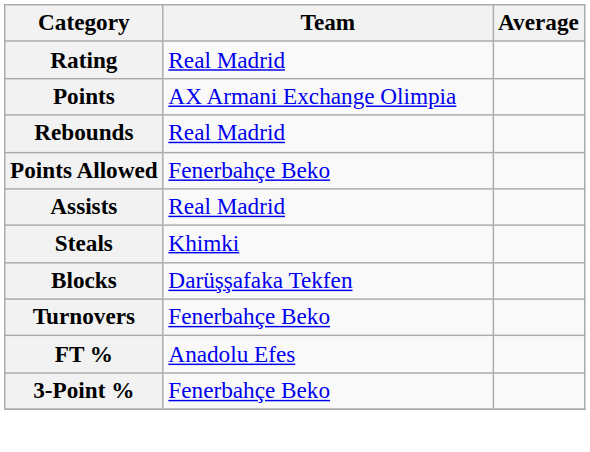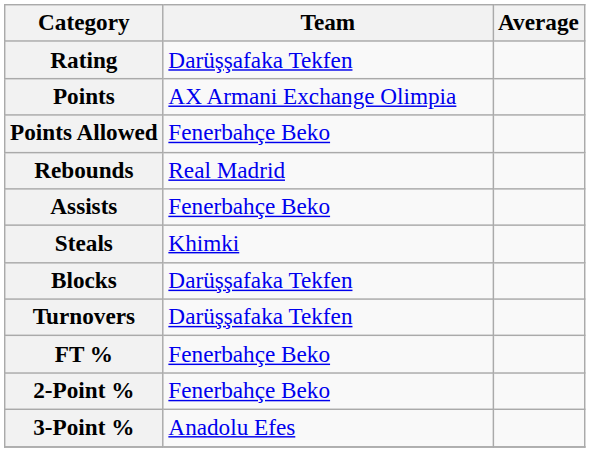(227, 59) Real Madrid -> (260, 59) Darüşşafaka Tekfen
rows swapped: (84, 170) <-> (84, 133)
(227, 206) Real Madrid -> (249, 206) Fenerbahçe Beko
(249, 317) Fenerbahçe Beko -> (260, 317) Darüşşafaka Tekfen
(232, 354) Anadolu Efes -> (249, 354) Fenerbahçe Beko
+ row: (84, 390)
(249, 390) Fenerbahçe Beko -> (232, 427) Anadolu Efes
